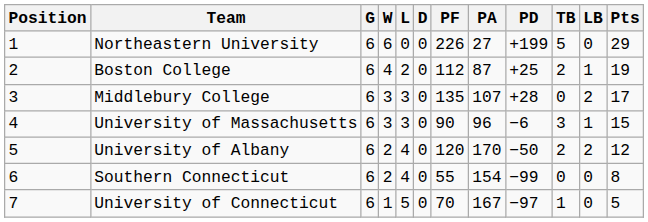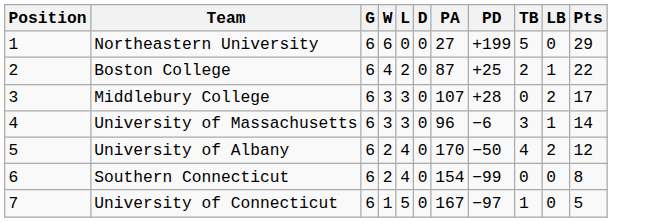- column: (450, 18)
(620, 71) 19 -> (583, 71) 22
(620, 124) 15 -> (583, 124) 14
(561, 150) 2 -> (524, 150) 4
